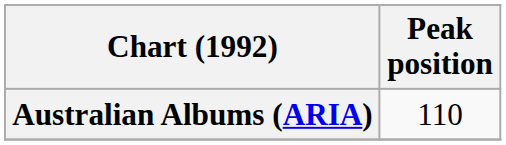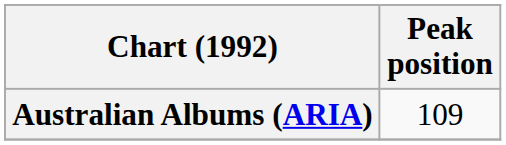(440, 113) 110 -> (440, 113) 109
